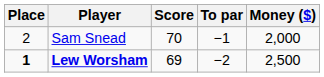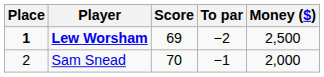rows swapped: (100, 60) <-> (89, 38)
